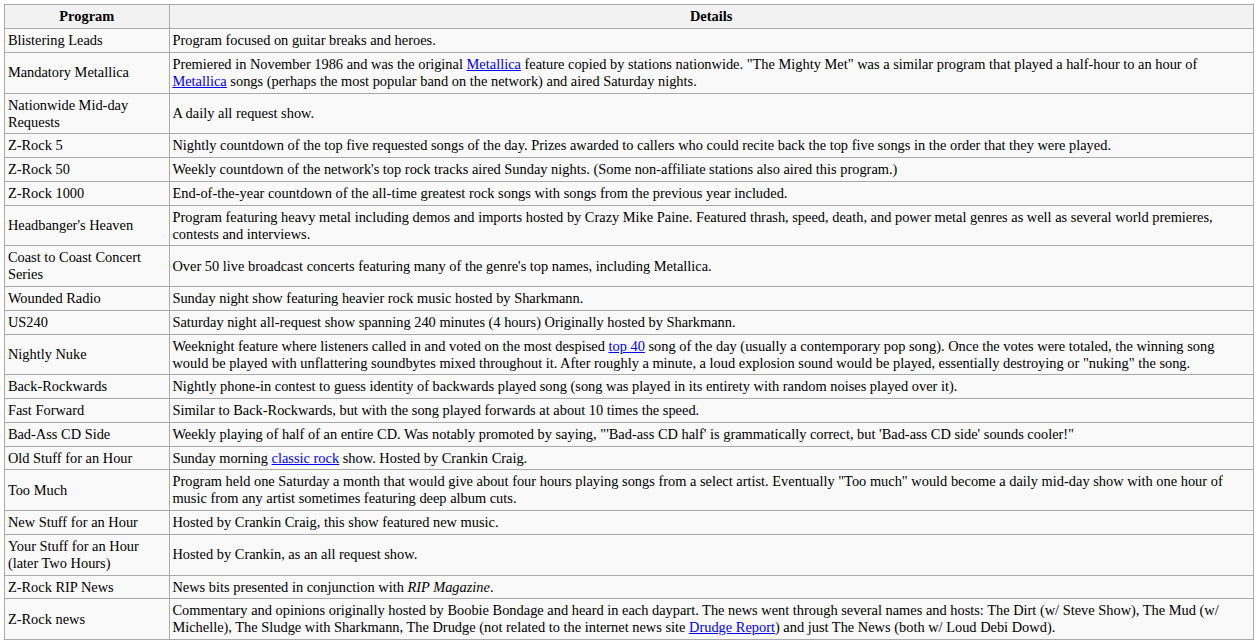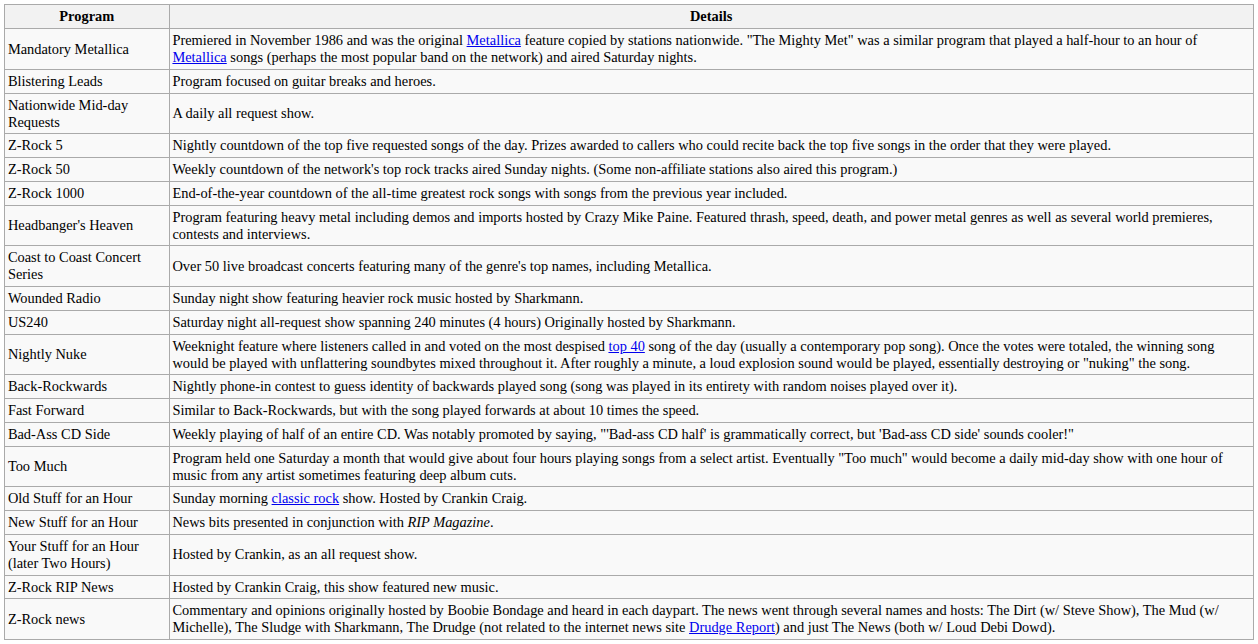rows swapped: (55, 40) <-> (68, 72)
rows swapped: (38, 490) <-> (70, 458)
(335, 522) Hosted by Crankin Craig, this show featured new music. -> (333, 522) News bits presented in conjunction with RIP Magazine.
(333, 587) News bits presented in conjunction with RIP Magazine. -> (335, 587) Hosted by Crankin Craig, this show featured new music.
